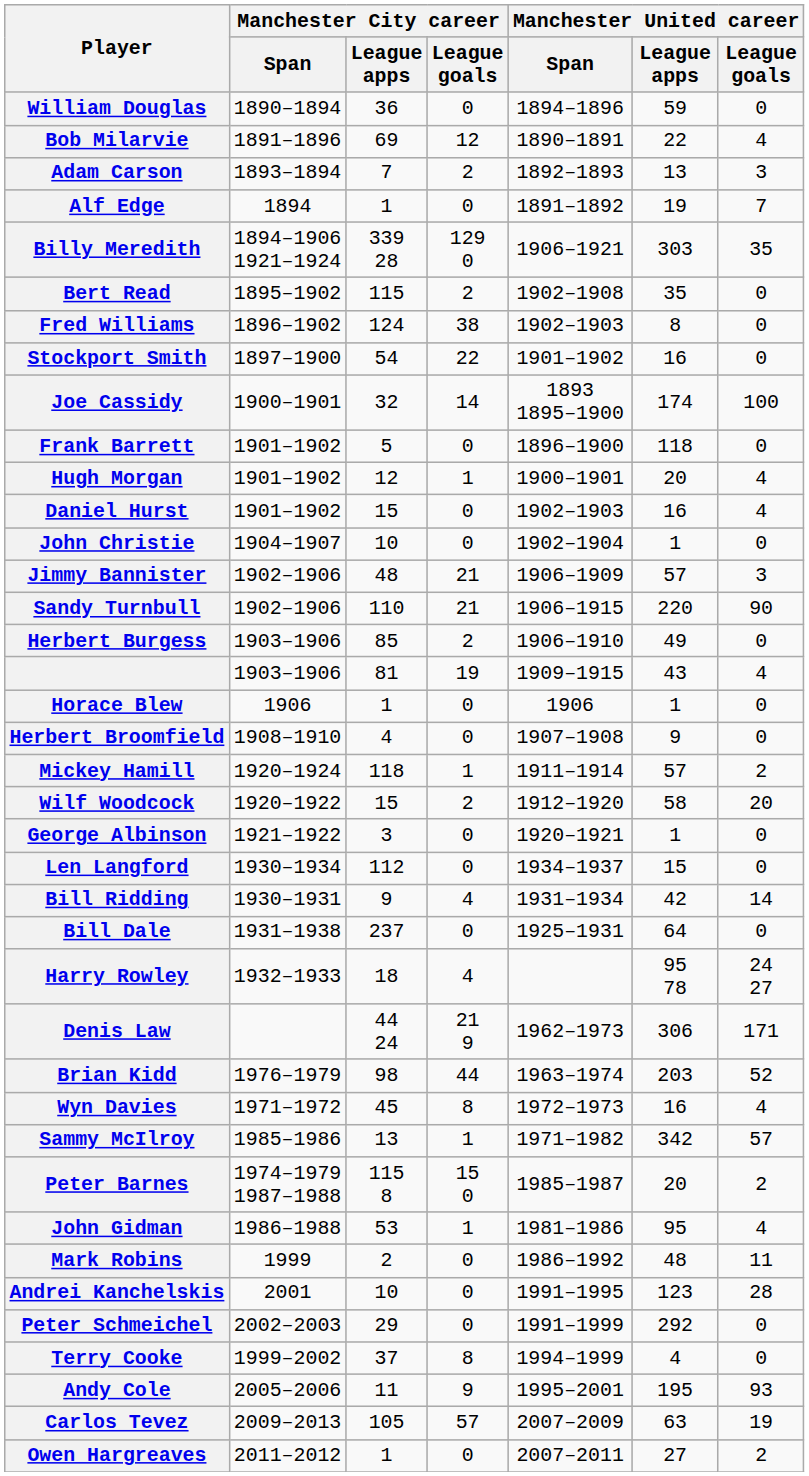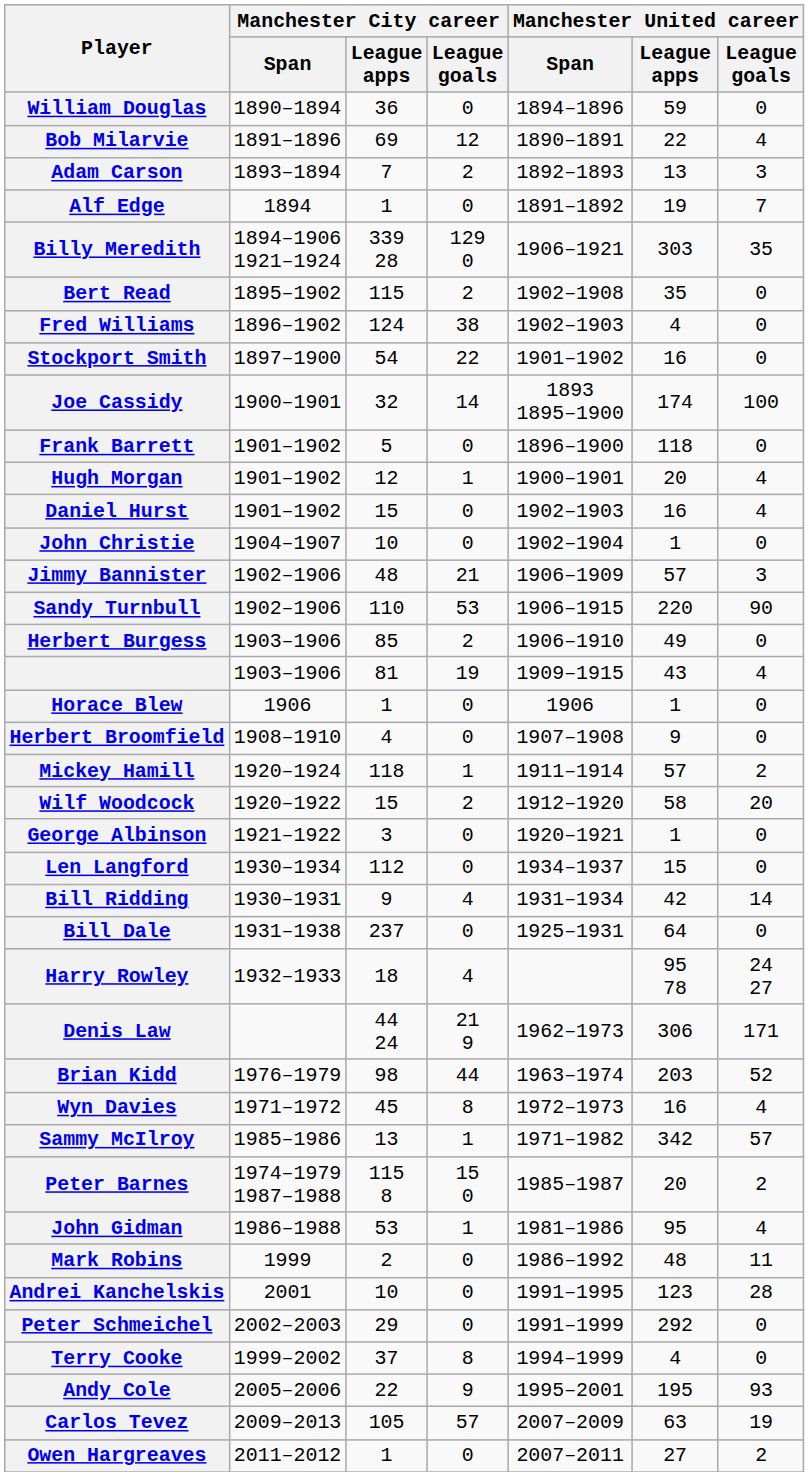(675, 326) 8 -> (675, 326) 4
(468, 608) 21 -> (468, 608) 53
(387, 1391) 11 -> (387, 1391) 22
